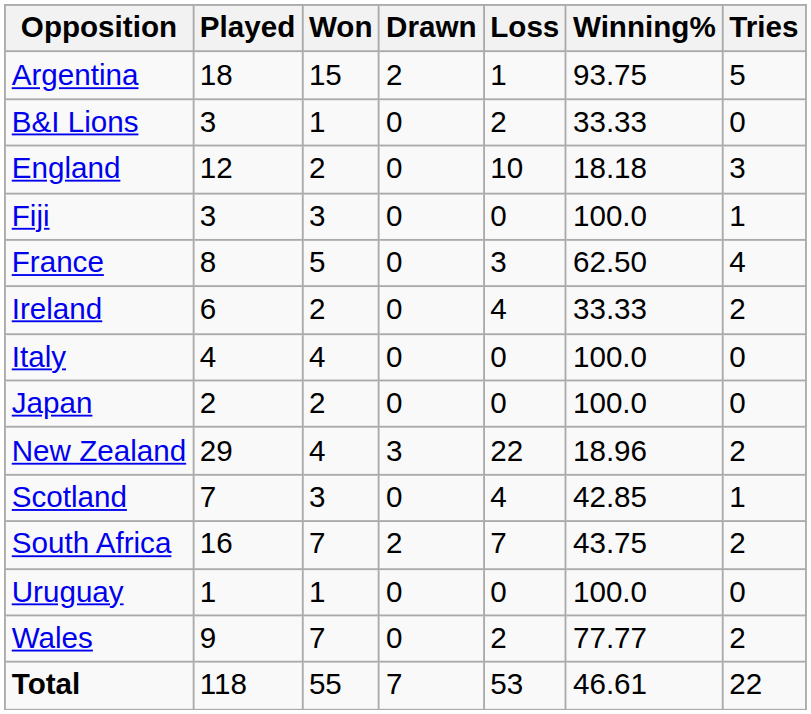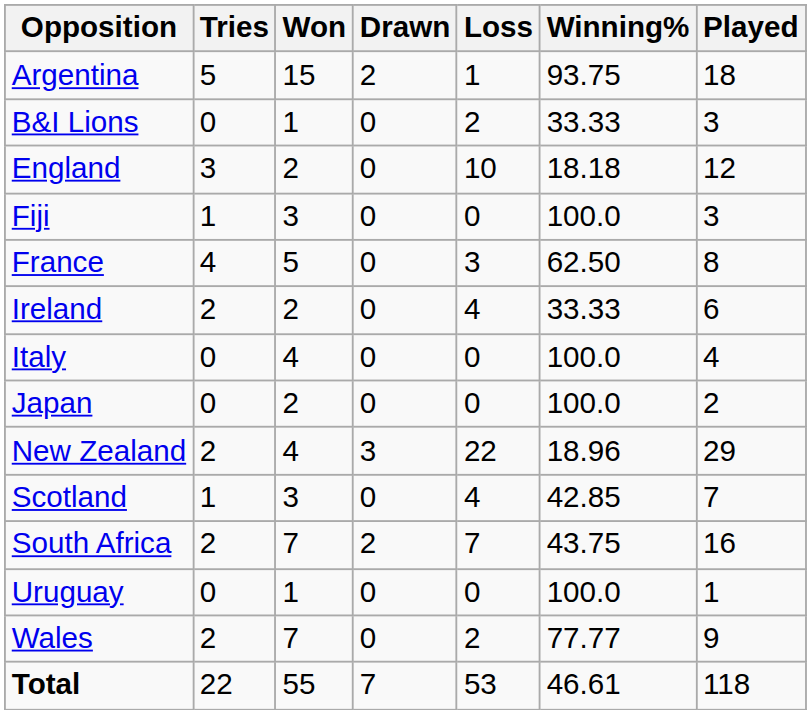columns swapped: (248, 27) <-> (764, 27)
